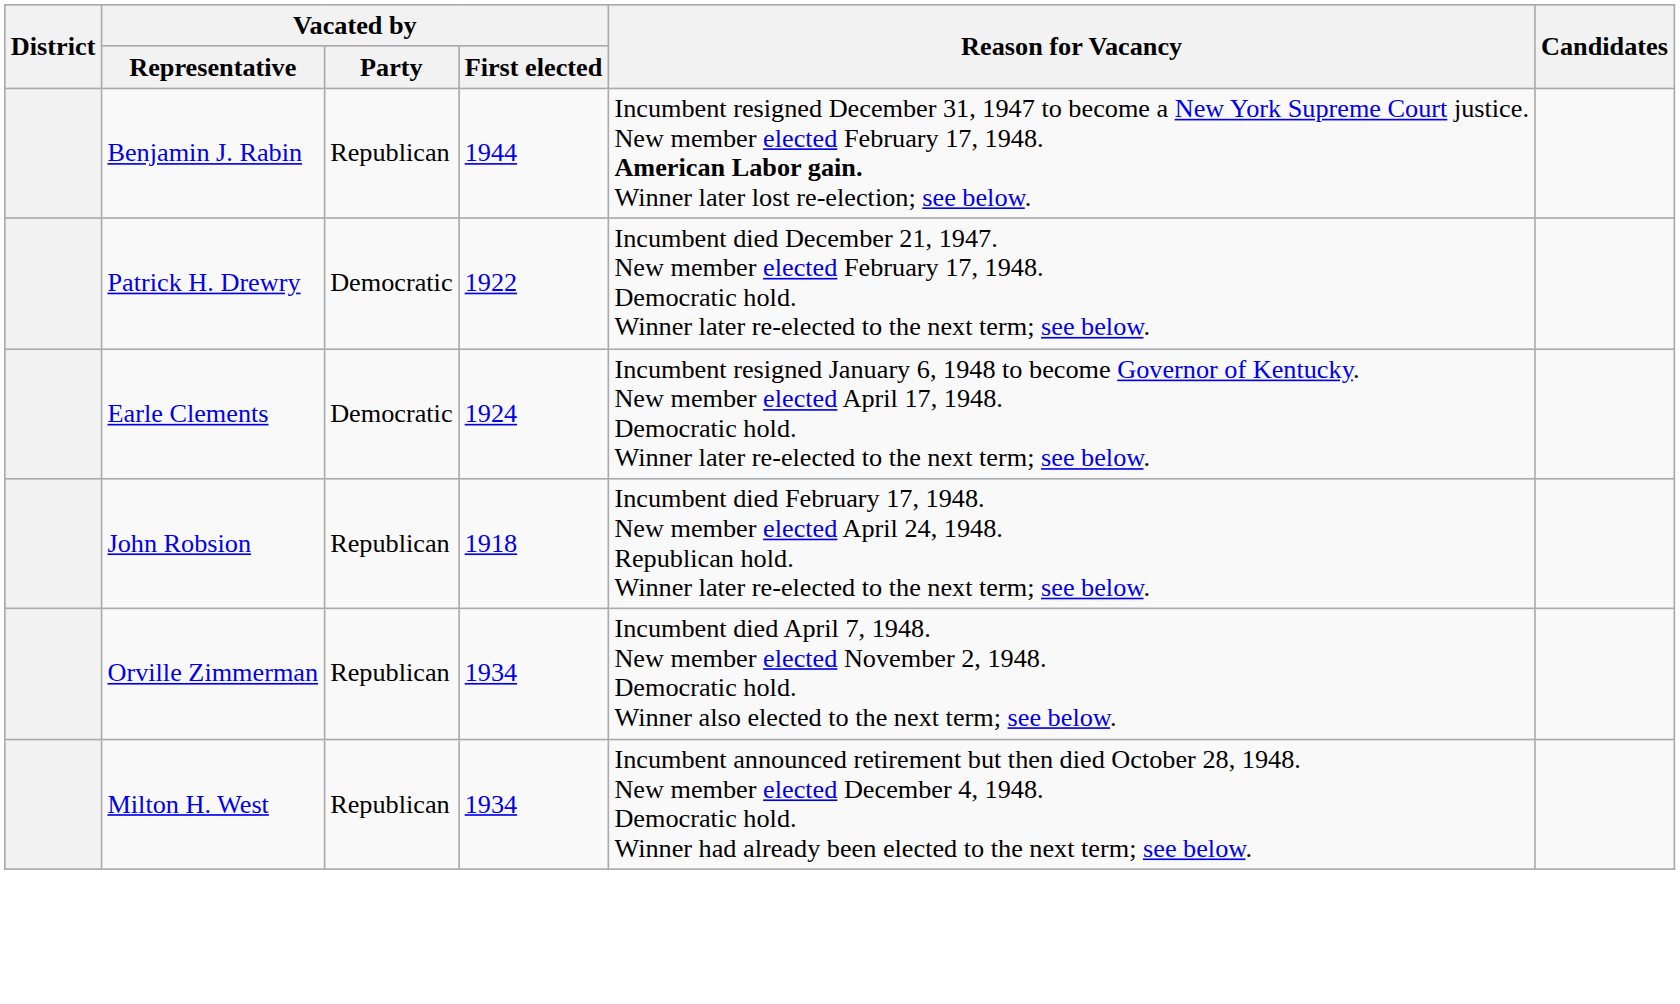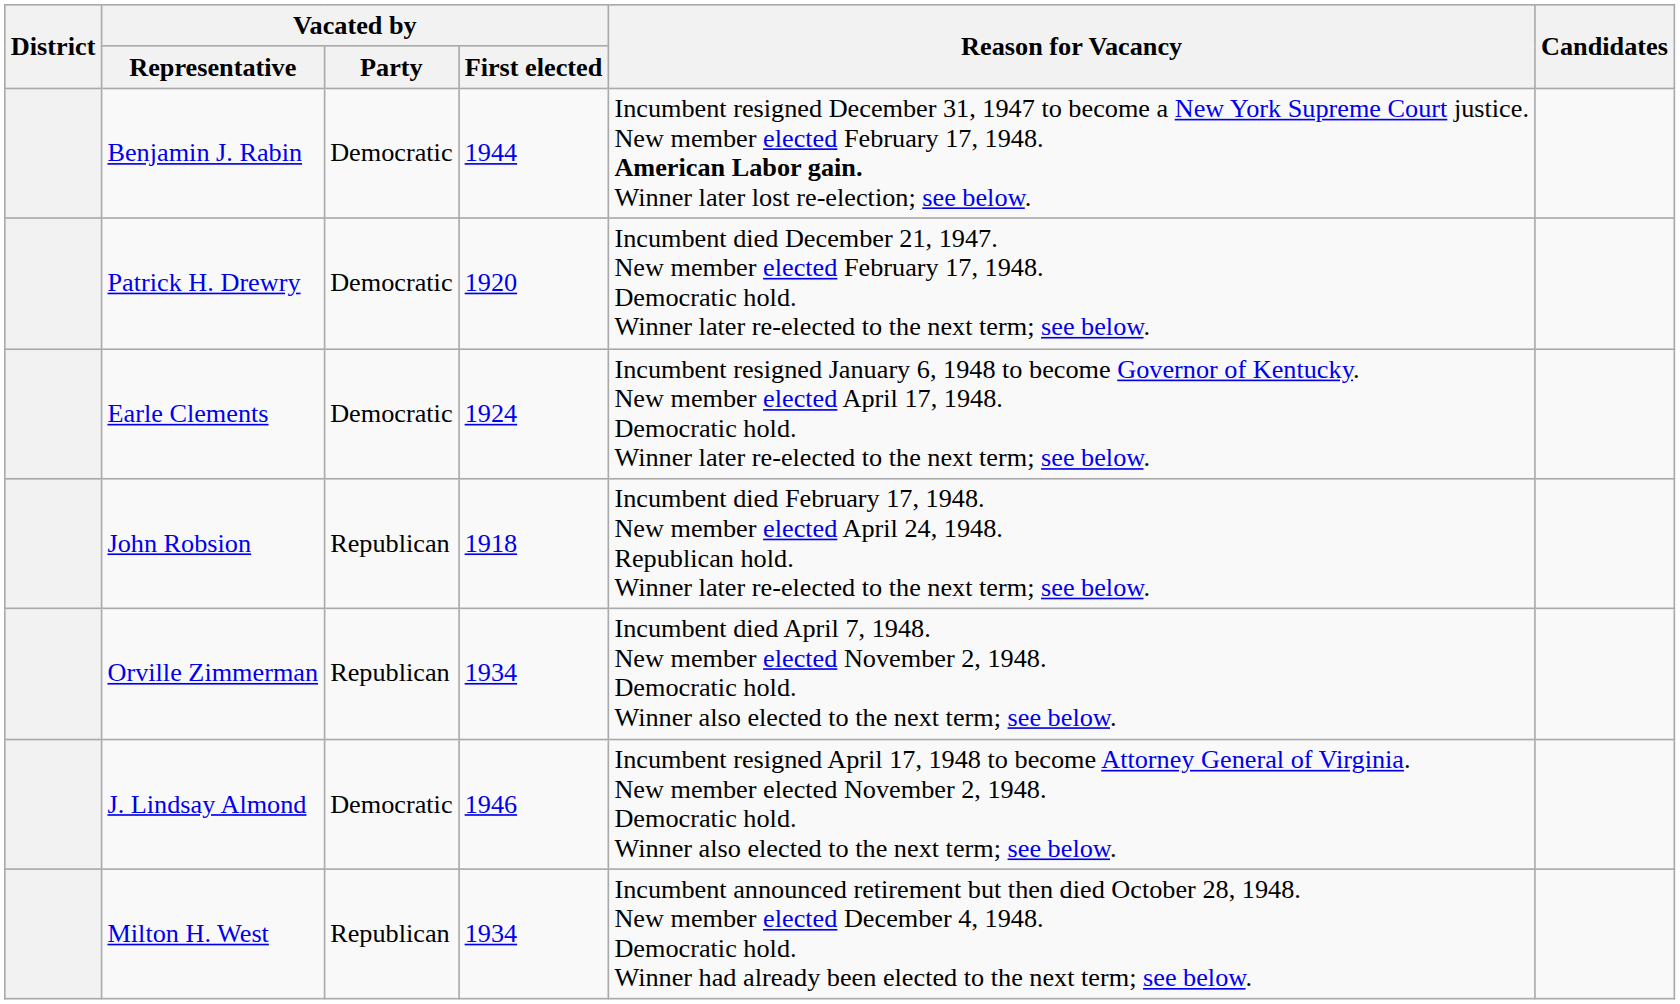(390, 152) Republican -> (391, 152) Democratic
(491, 282) 1922 -> (491, 282) 1920
+ row: (207, 803)
